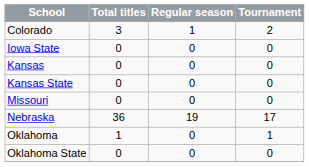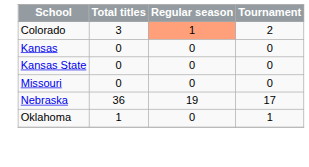(192, 30) no background -> (192, 30) lightsalmon background
- row: (33, 48)
- row: (47, 153)
